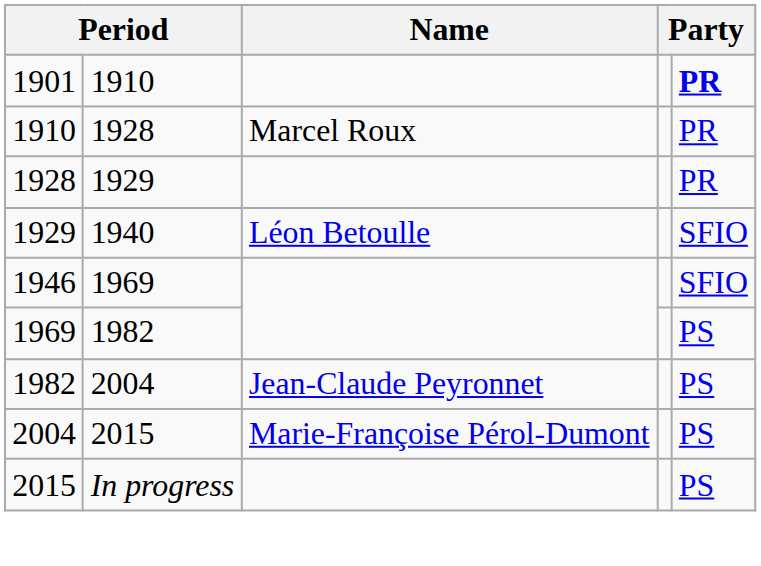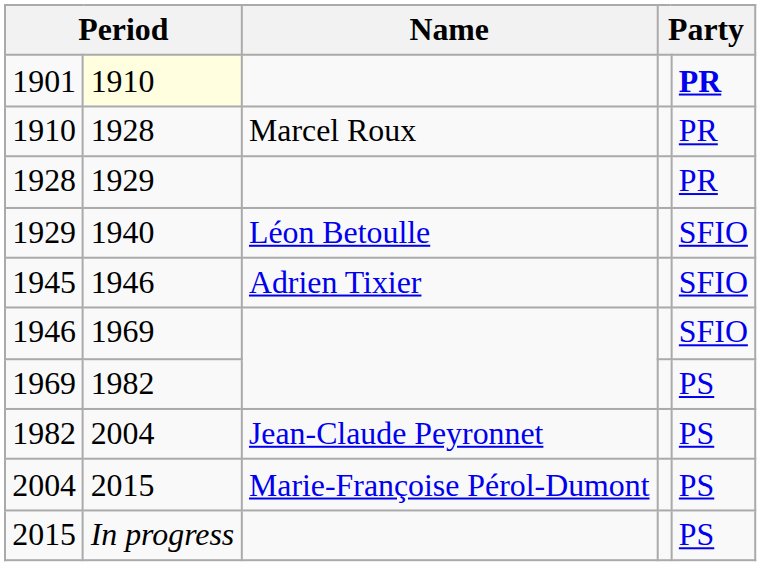(123, 80) no background -> (123, 80) lightyellow background
+ row: (44, 282)
